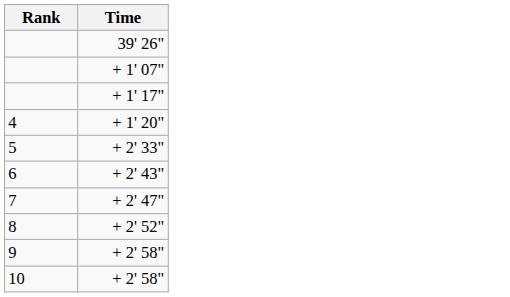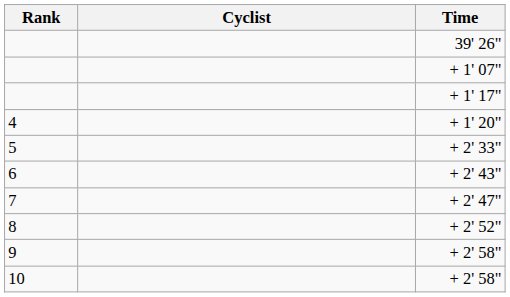+ column: (247, 17)
